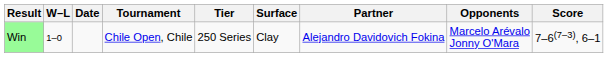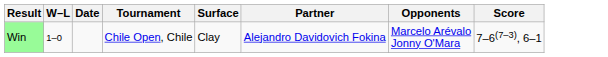- column: (224, 13)
